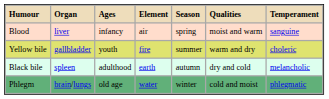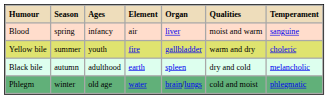columns swapped: (188, 14) <-> (66, 14)
